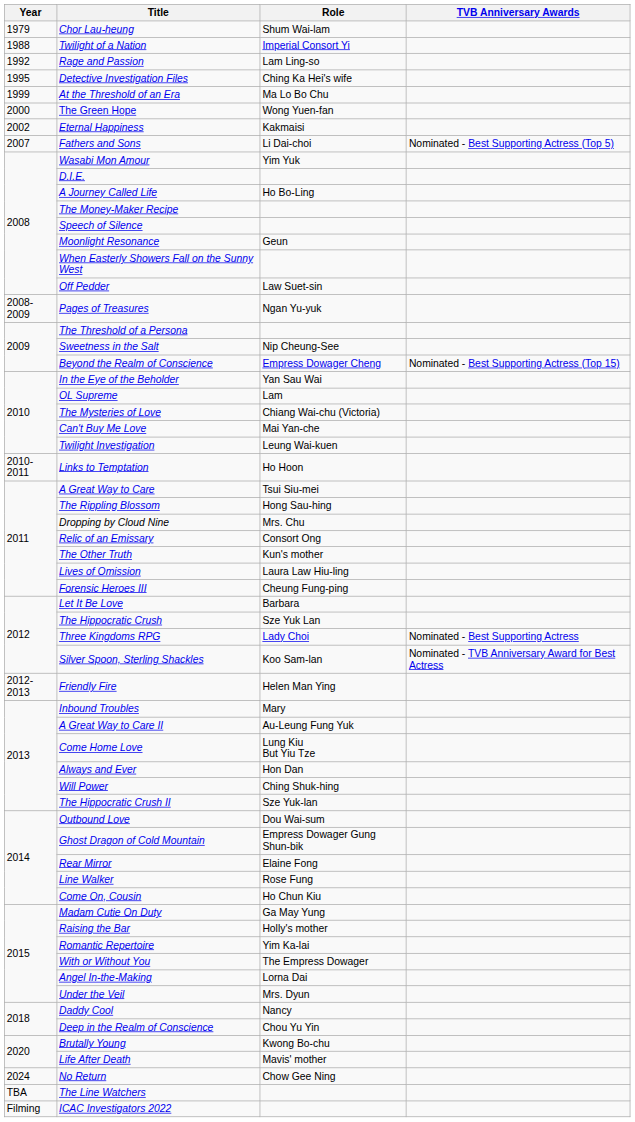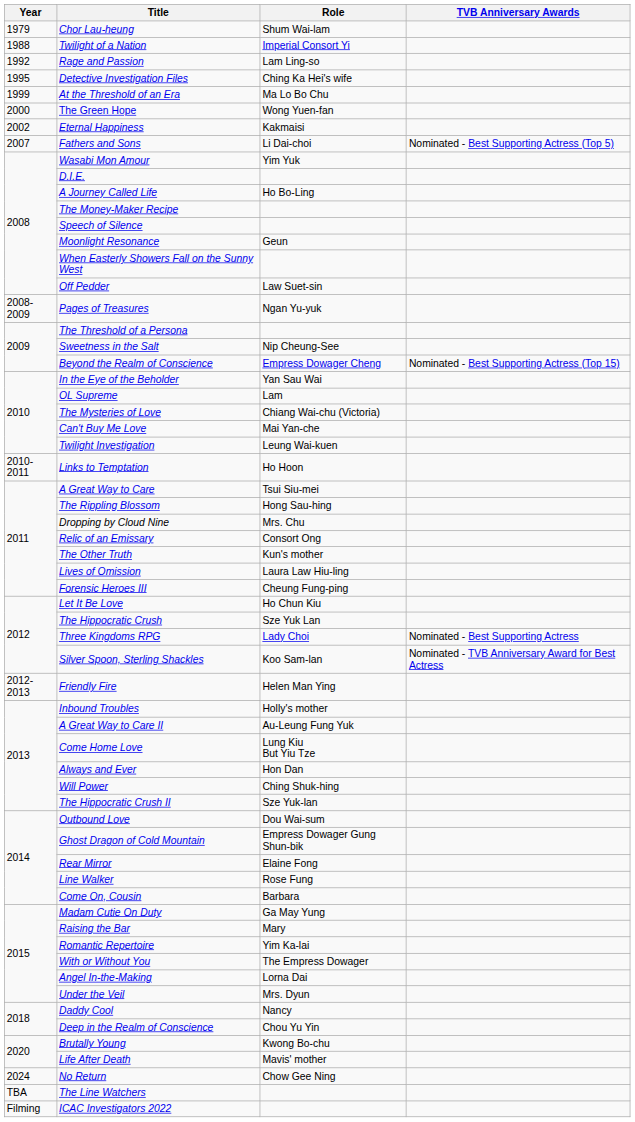(281, 604) Barbara -> (292, 604) Ho Chun Kiu
(274, 709) Mary -> (295, 709) Holly's mother
(292, 896) Ho Chun Kiu -> (281, 896) Barbara
(295, 929) Holly's mother -> (274, 929) Mary
